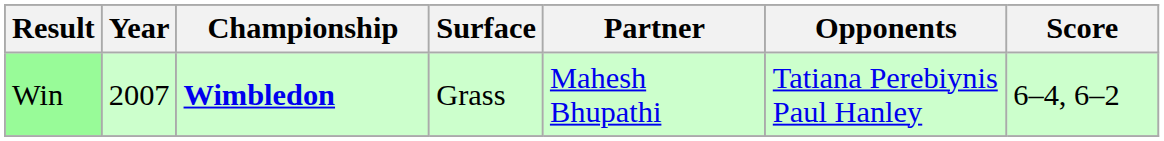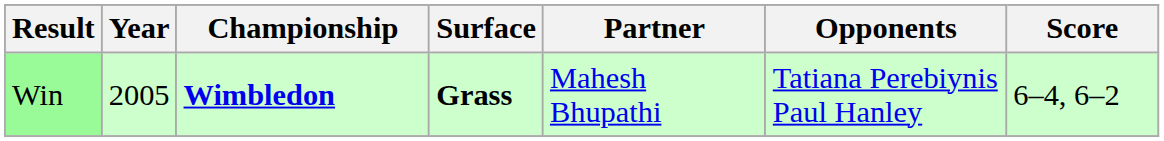(139, 93) 2007 -> (139, 93) 2005
(471, 93) normal -> (474, 93) bold
